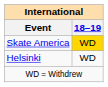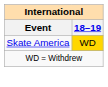- row: (24, 58)
